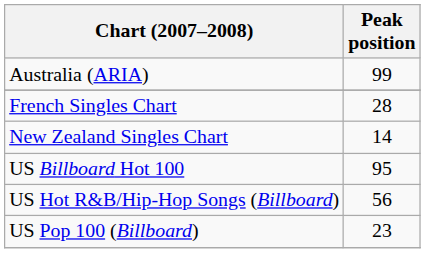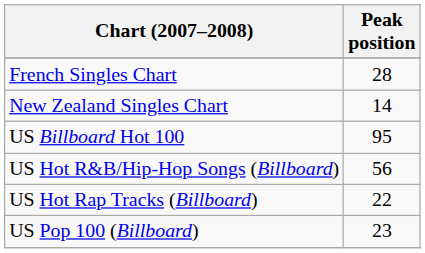- row: (79, 74)
+ row: (133, 199)
